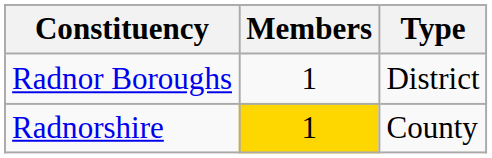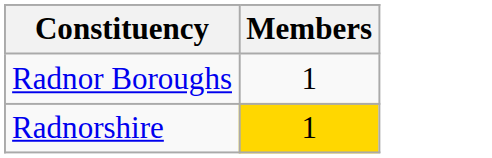- column: (433, 29)
